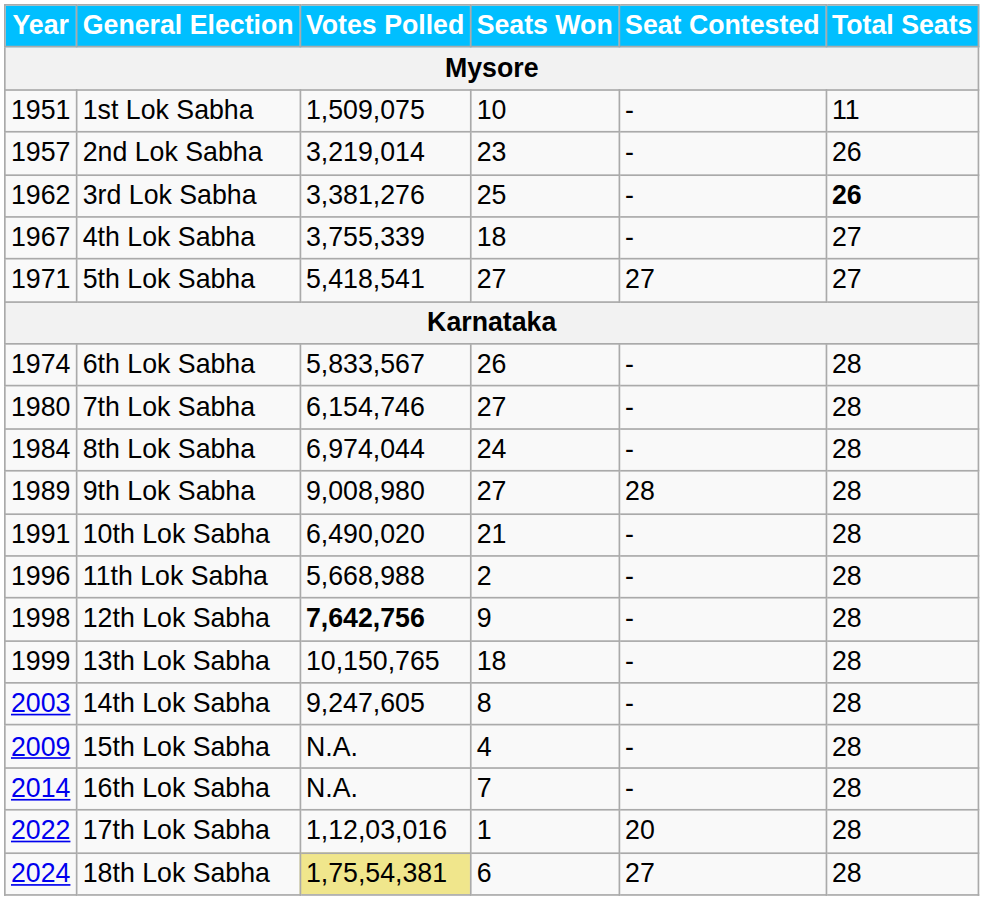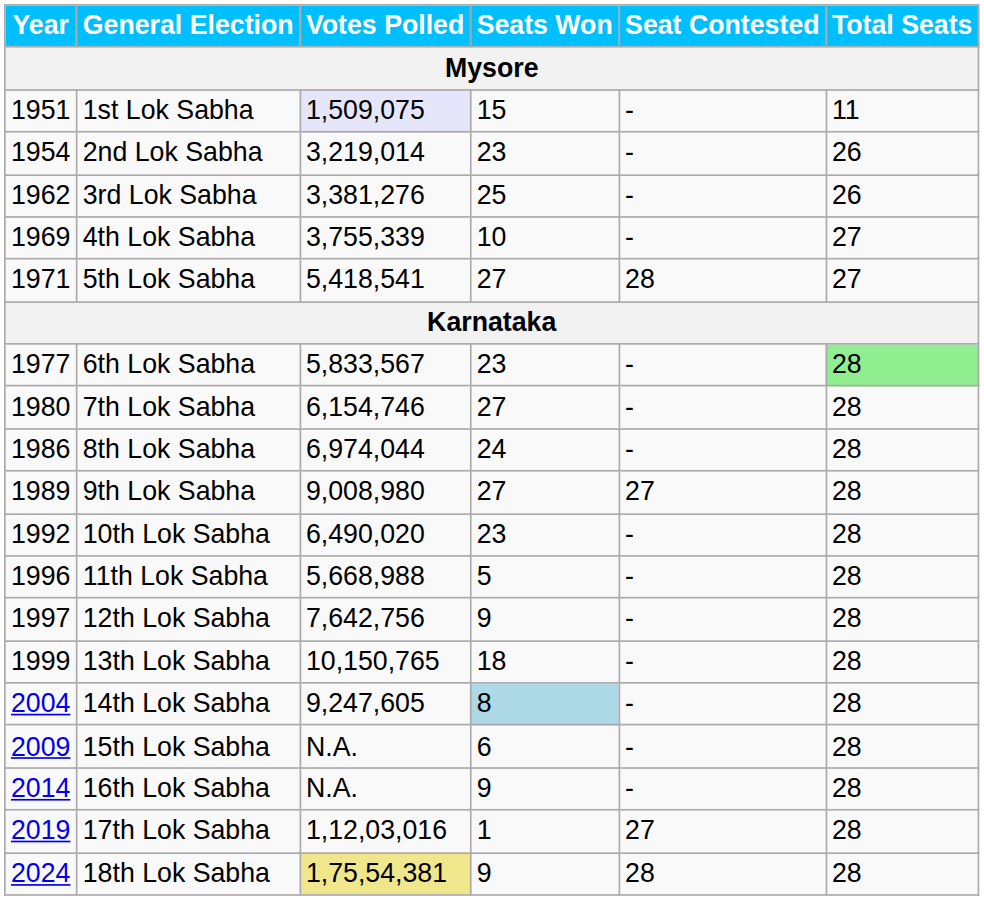(365, 110) no background -> (365, 110) lavender background
(491, 110) 10 -> (491, 110) 15
(41, 152) 1957 -> (41, 152) 1954
(847, 195) bold -> (847, 195) normal
(41, 237) 1967 -> (41, 237) 1969
(491, 237) 18 -> (491, 237) 10
(640, 279) 27 -> (640, 279) 28
(41, 364) 1974 -> (41, 364) 1977
(491, 364) 26 -> (491, 364) 23
(847, 364) no background -> (847, 364) lightgreen background
(41, 449) 1984 -> (41, 449) 1986
(640, 491) 28 -> (640, 491) 27
(41, 534) 1991 -> (41, 534) 1992
(491, 534) 21 -> (491, 534) 23
(484, 576) 2 -> (484, 576) 5
(41, 618) 1998 -> (41, 618) 1997
(365, 618) bold -> (365, 618) normal
(41, 703) 2003 -> (41, 703) 2004
(484, 703) no background -> (484, 703) lightblue background
(484, 746) 4 -> (484, 746) 6
(484, 788) 7 -> (484, 788) 9
(41, 830) 2022 -> (41, 830) 2019
(640, 830) 20 -> (640, 830) 27
(484, 873) 6 -> (484, 873) 9
(640, 873) 27 -> (640, 873) 28
